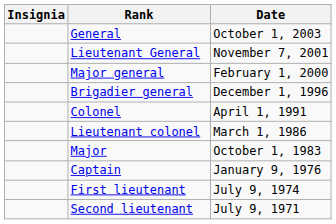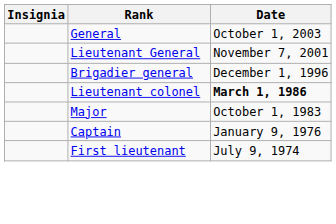- row: (117, 73)
- row: (96, 112)
(260, 131) normal -> (260, 92) bold
- row: (132, 209)
